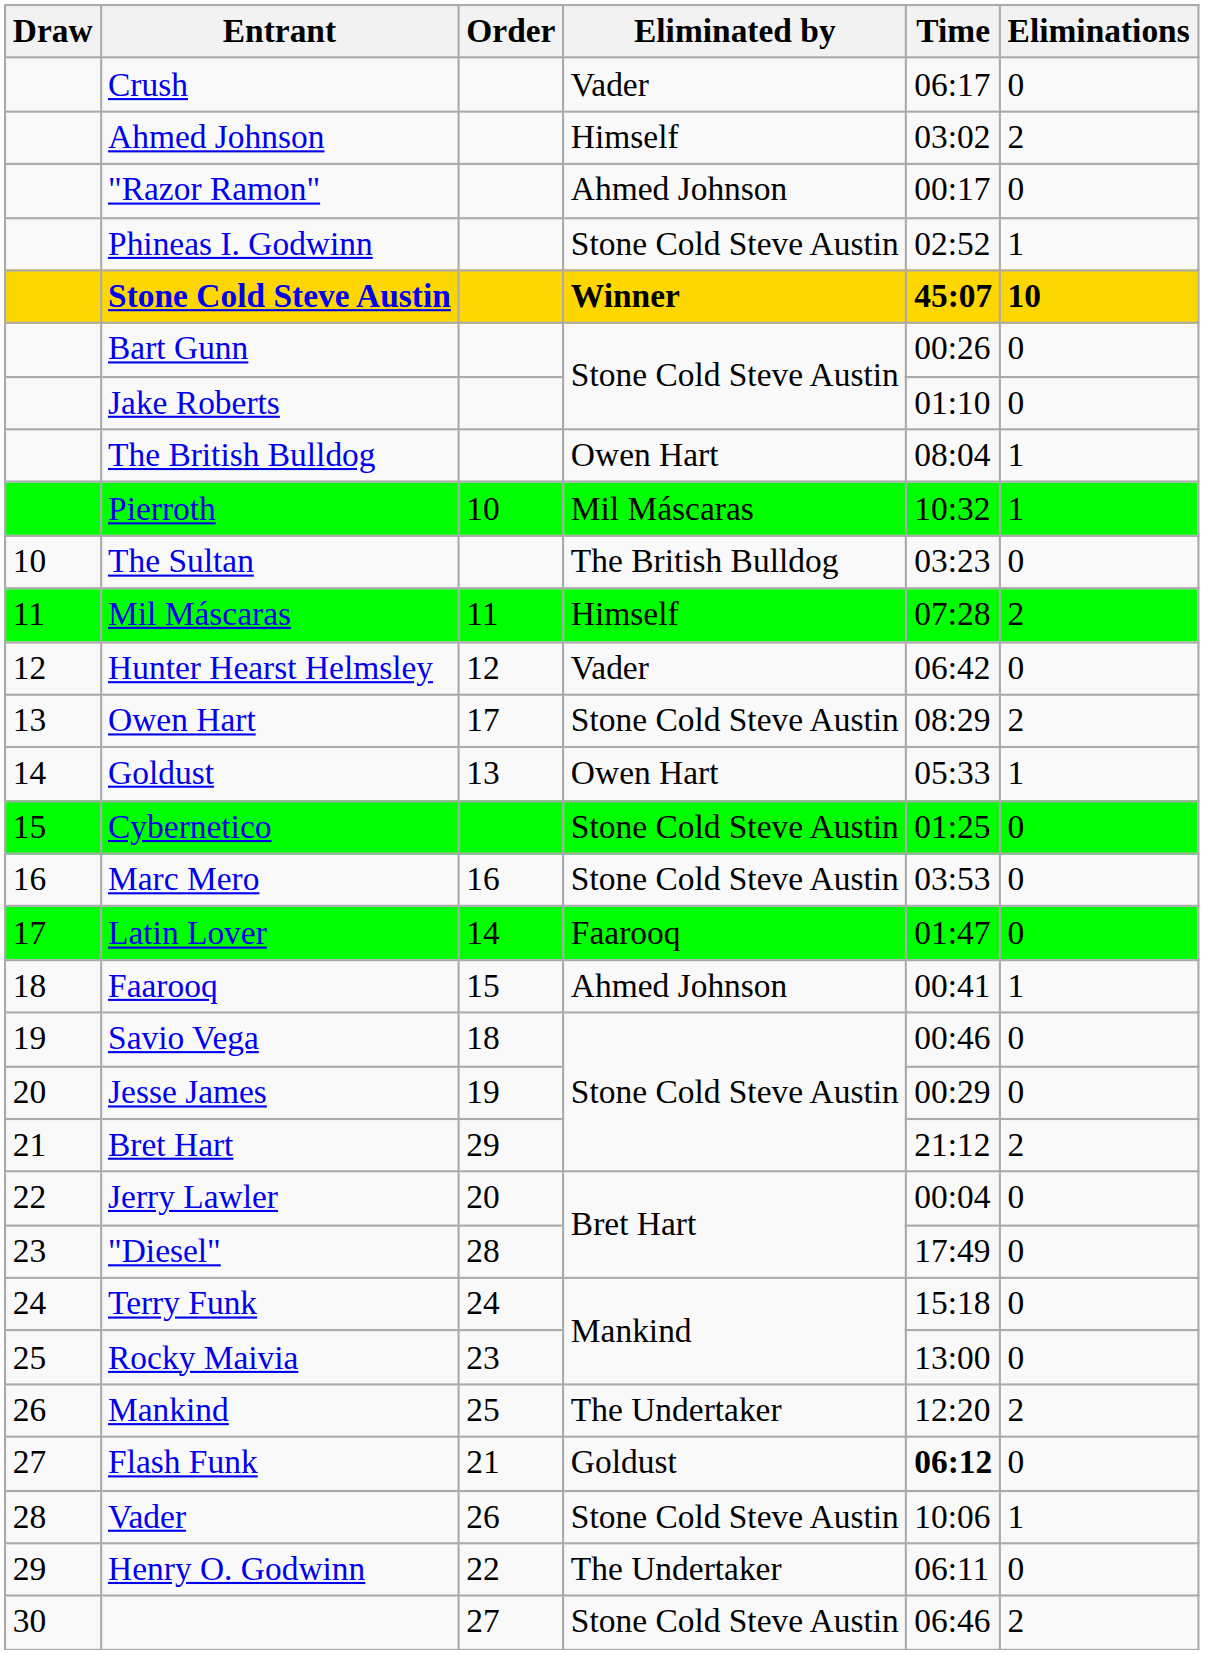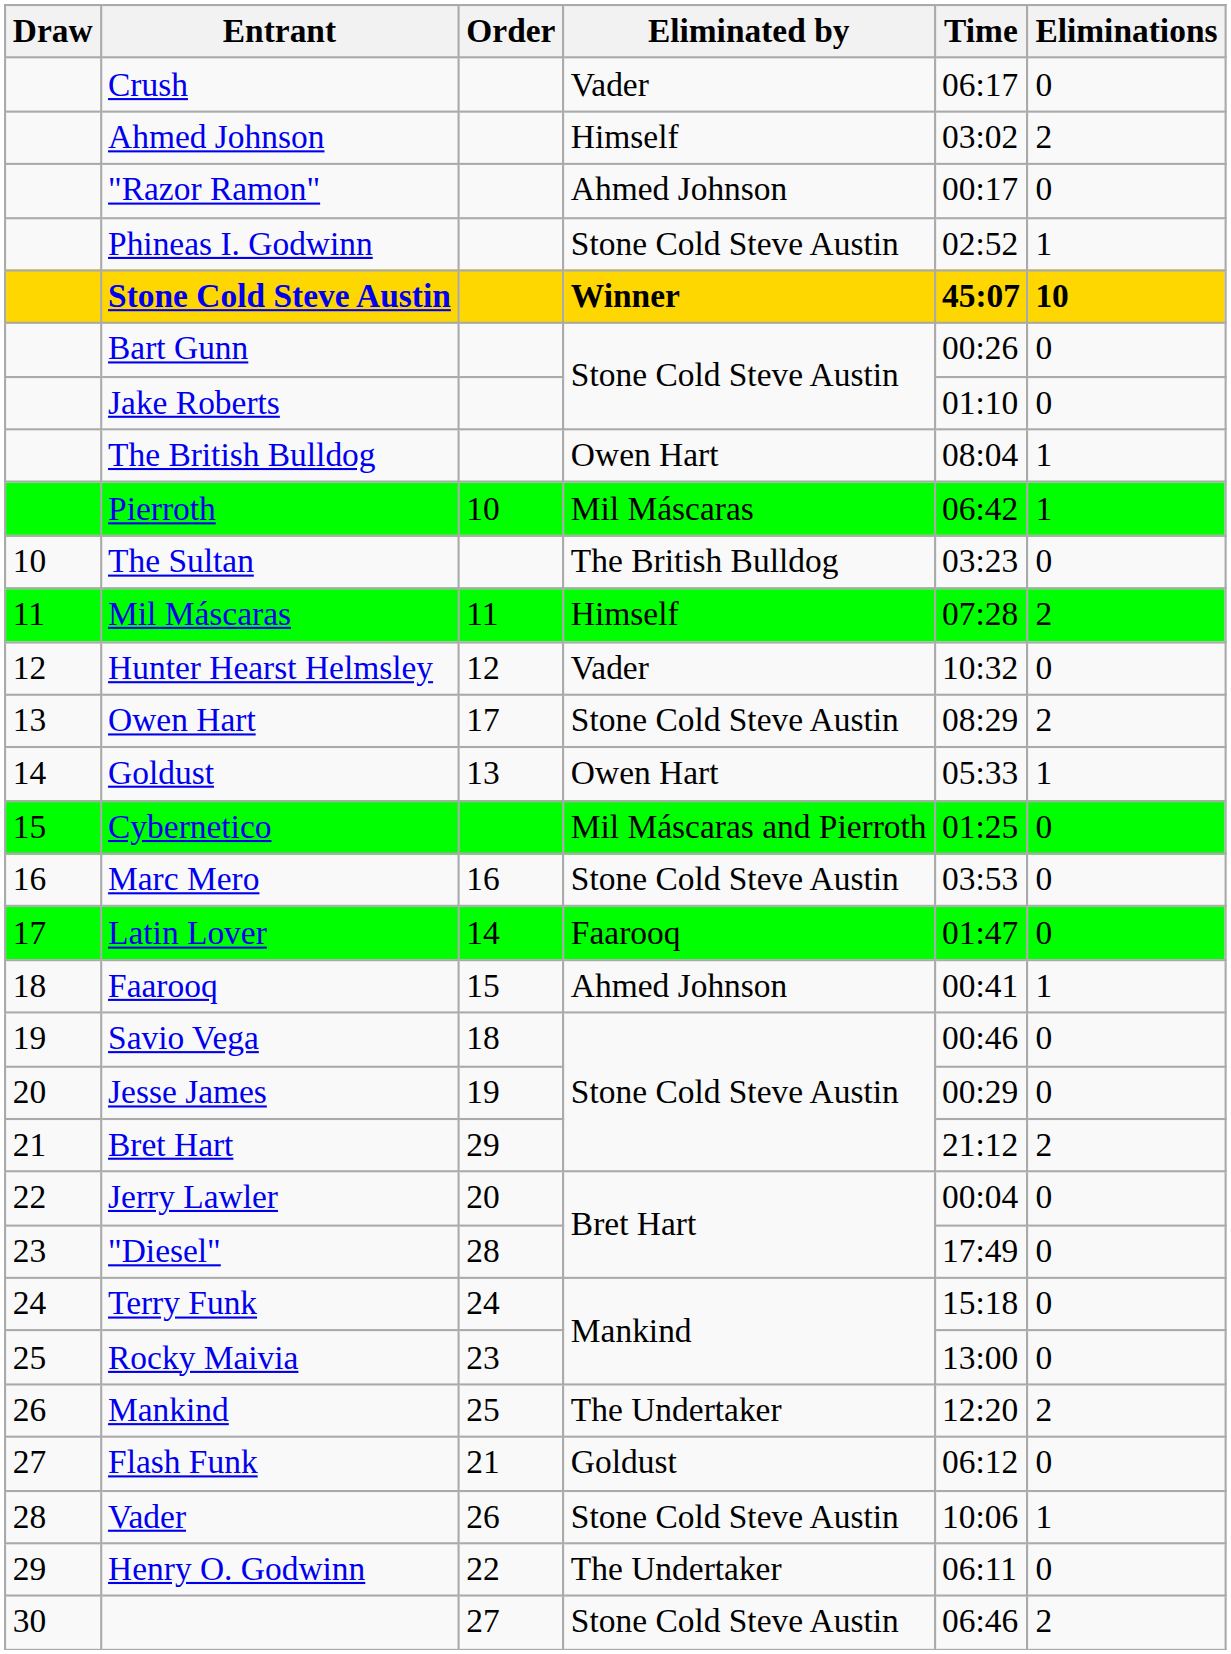(952, 508) 10:32 -> (980, 508) 06:42
(952, 667) 06:42 -> (980, 667) 10:32
(735, 826) Stone Cold Steve Austin -> (749, 826) Mil Máscaras and Pierroth
(953, 1462) bold -> (980, 1462) normal
